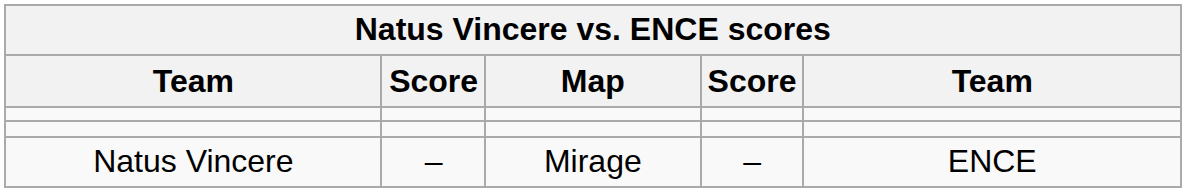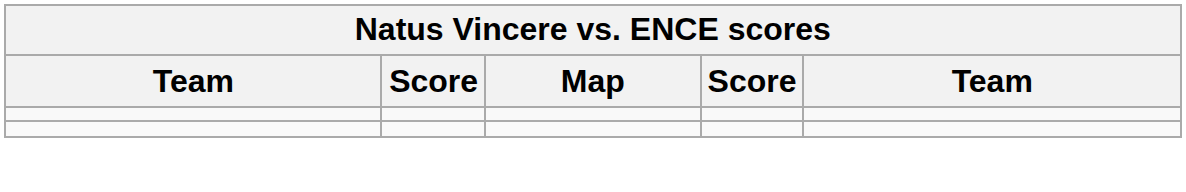- row: (193, 160)
